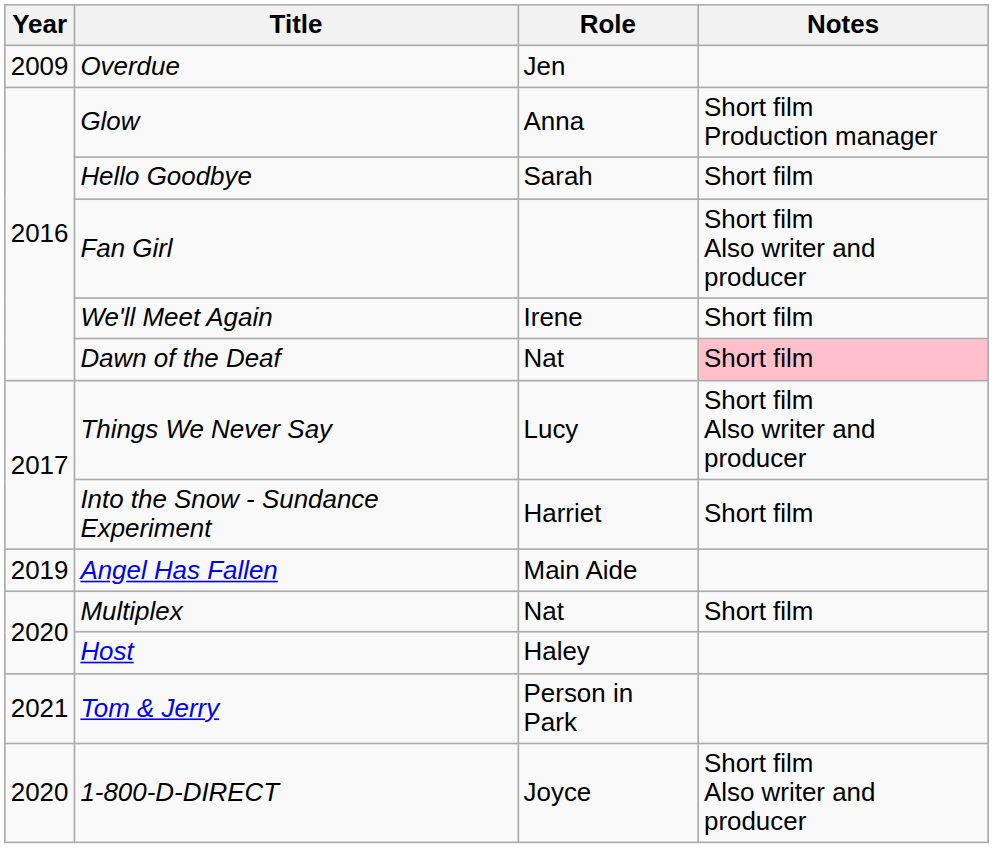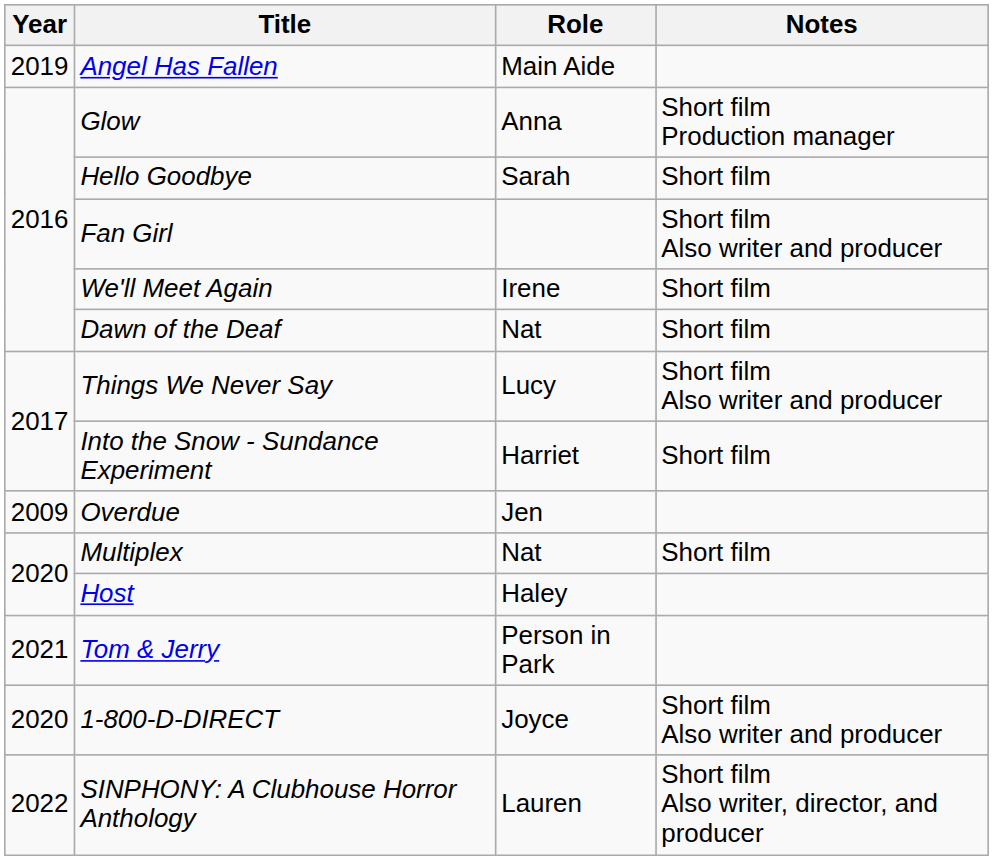rows swapped: (130, 66) <-> (179, 569)
(759, 359) pink background -> (716, 330) no background
+ row: (268, 804)
